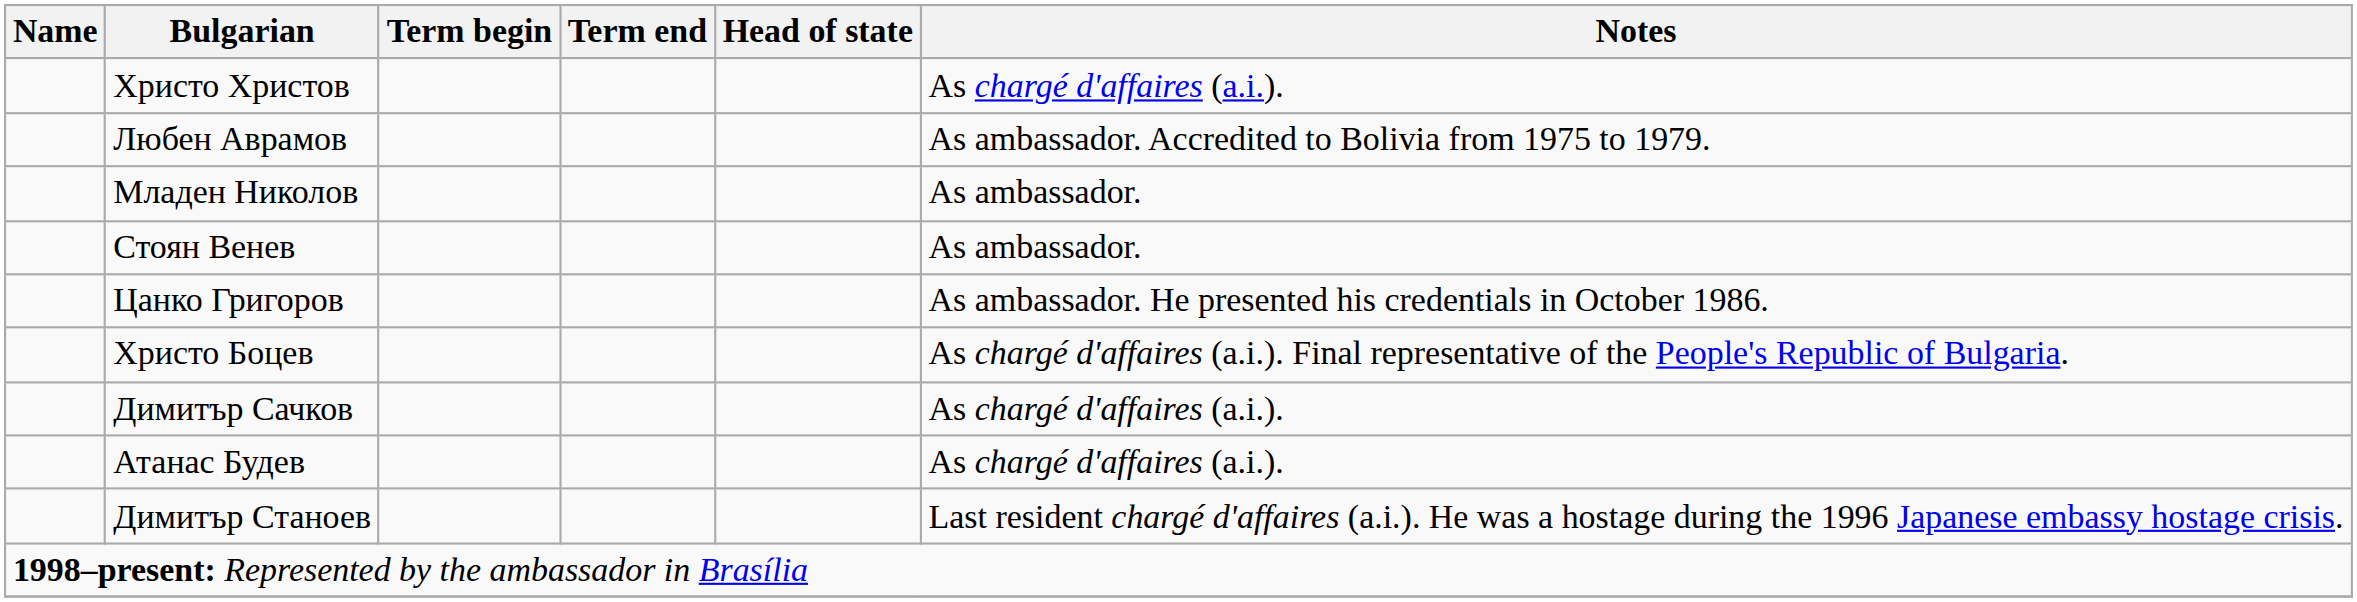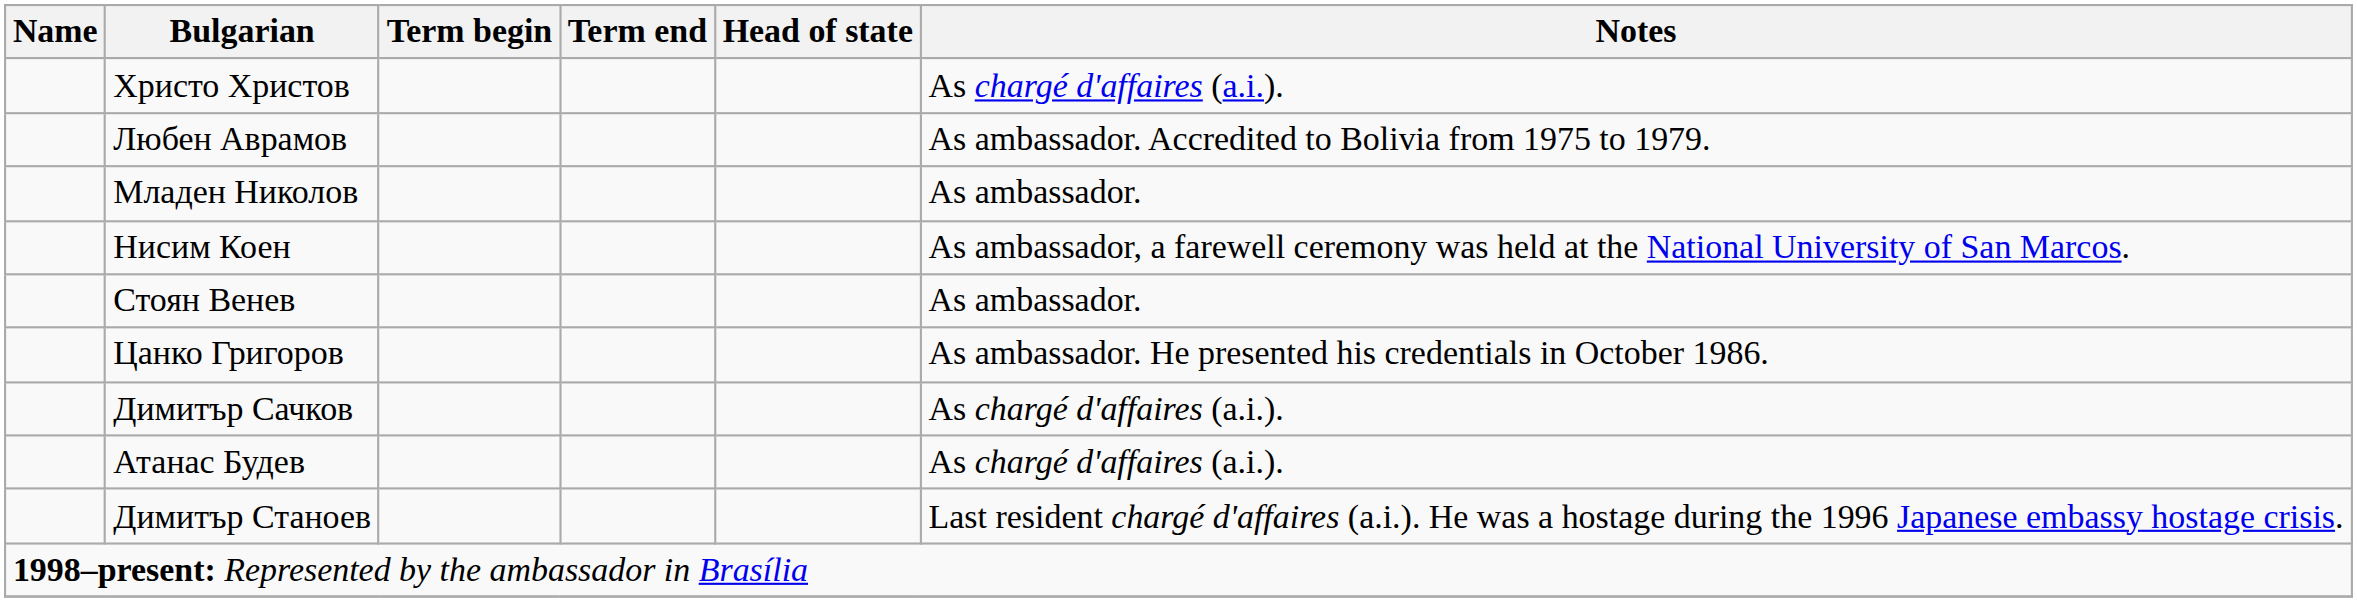+ row: (202, 246)
- row: (213, 354)
